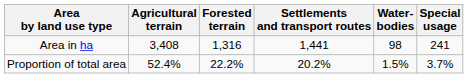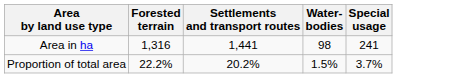- column: (164, 20)
